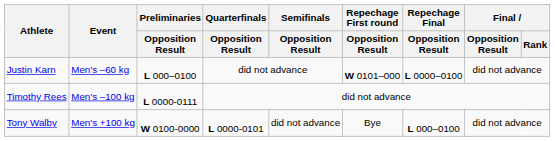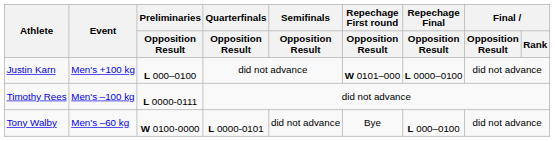(100, 71) Men's –60 kg -> (103, 71) Men's +100 kg
(103, 123) Men's +100 kg -> (100, 123) Men's –60 kg
